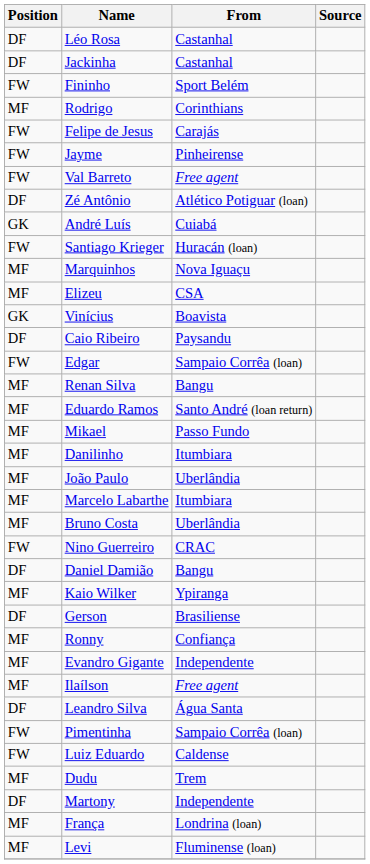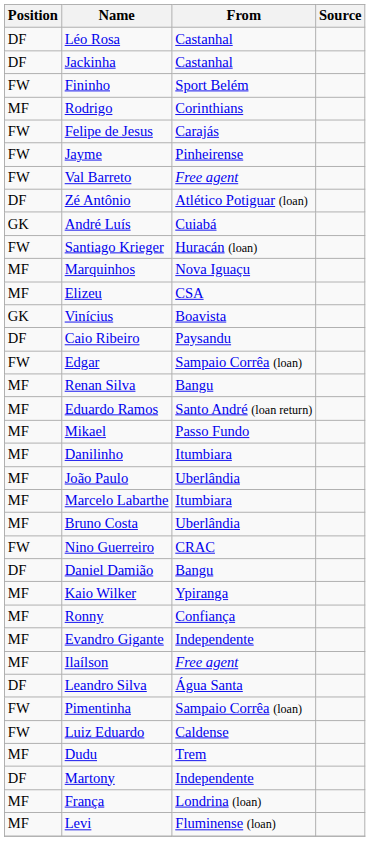- row: (86, 616)
